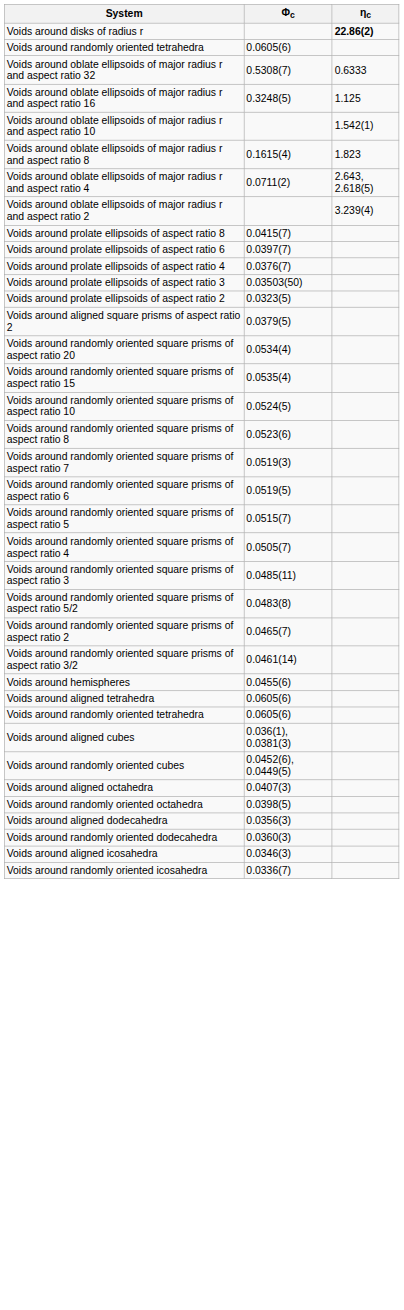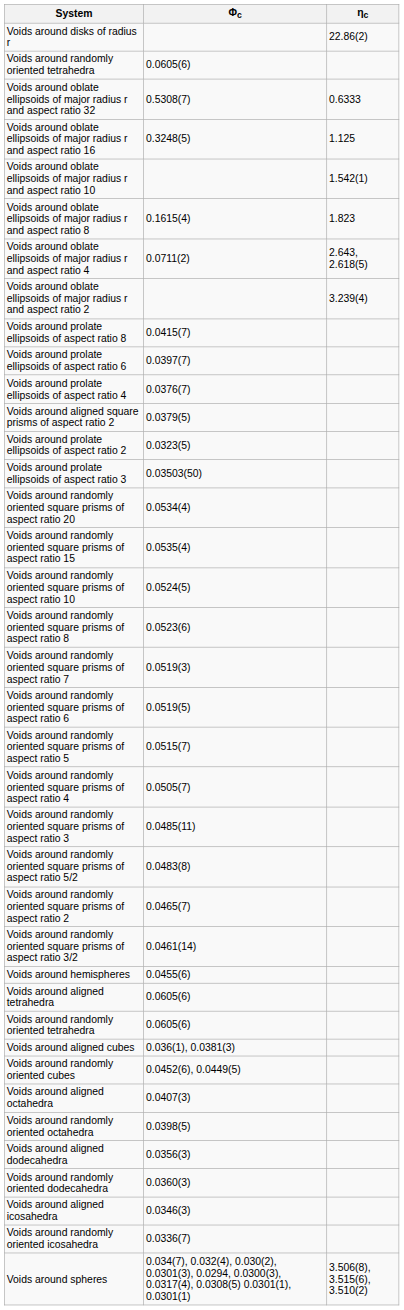(354, 31) bold -> (348, 37) normal
rows swapped: (116, 282) <-> (124, 321)
+ row: (57, 1279)
